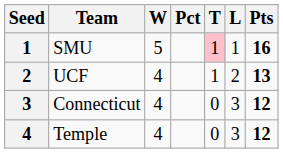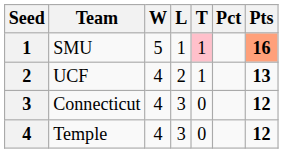columns swapped: (235, 18) <-> (188, 18)
(262, 47) no background -> (262, 47) lightsalmon background
